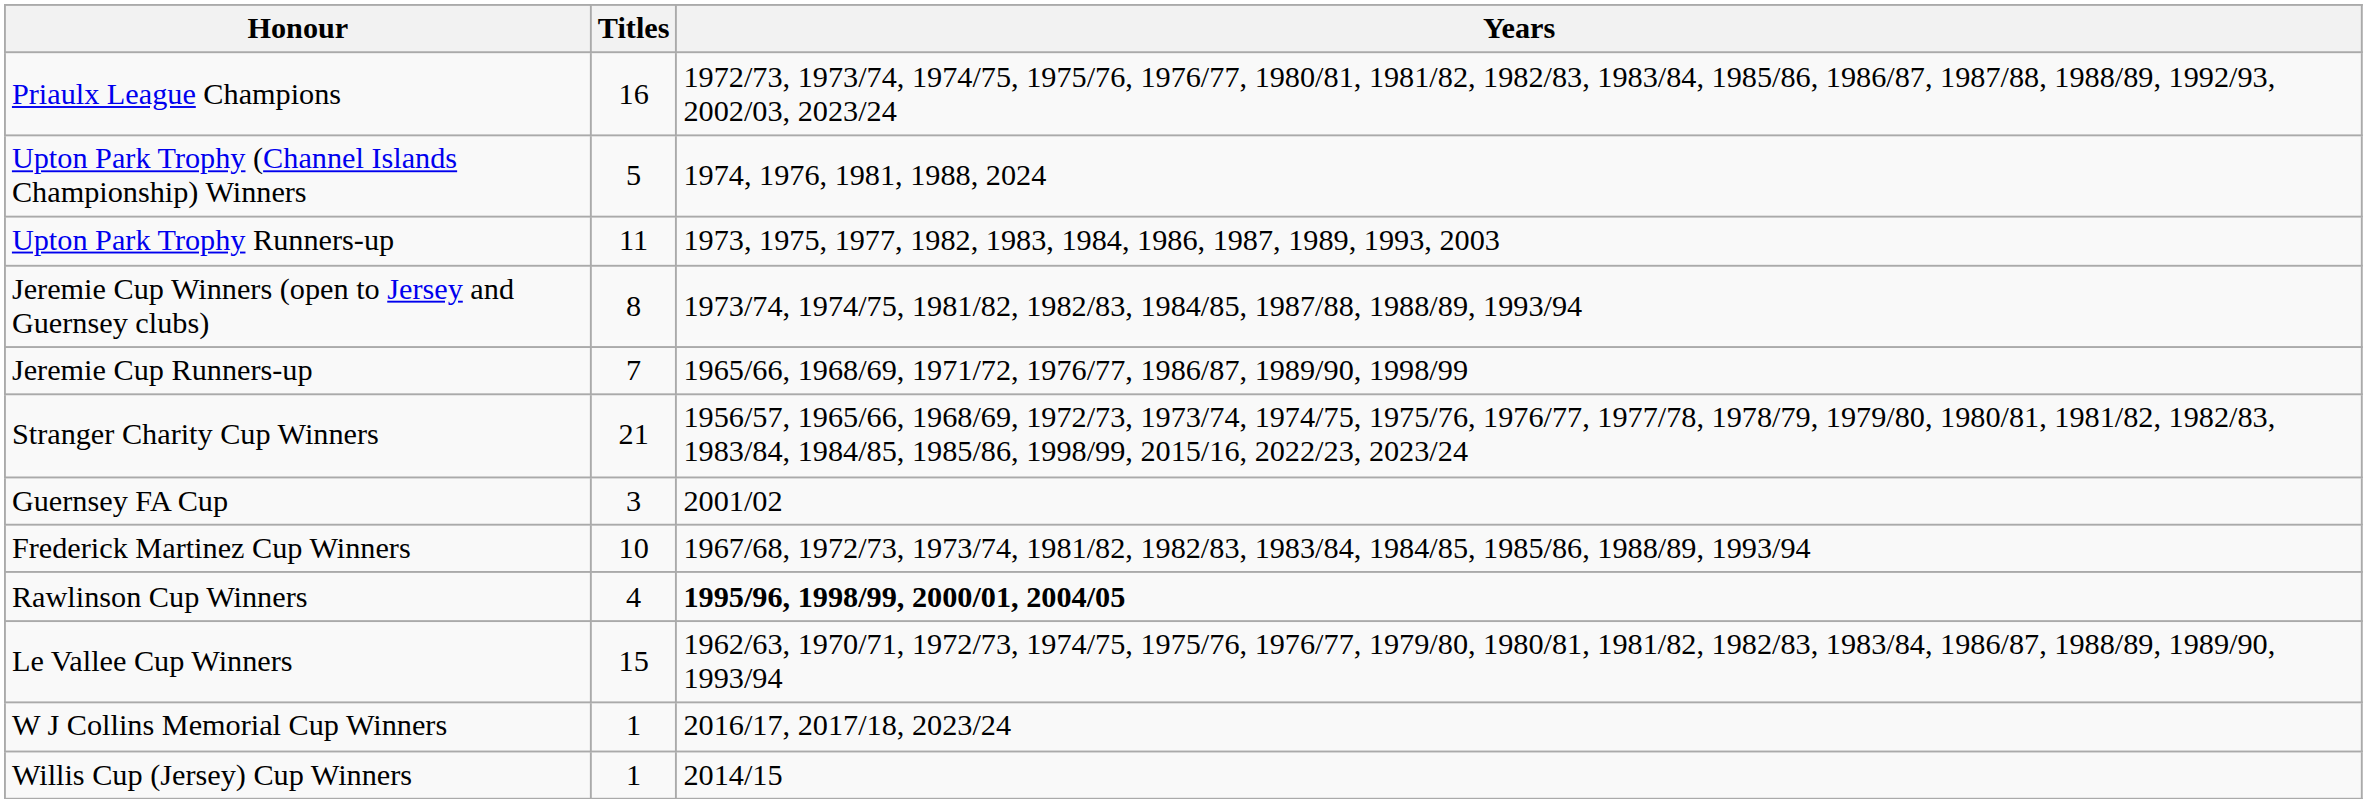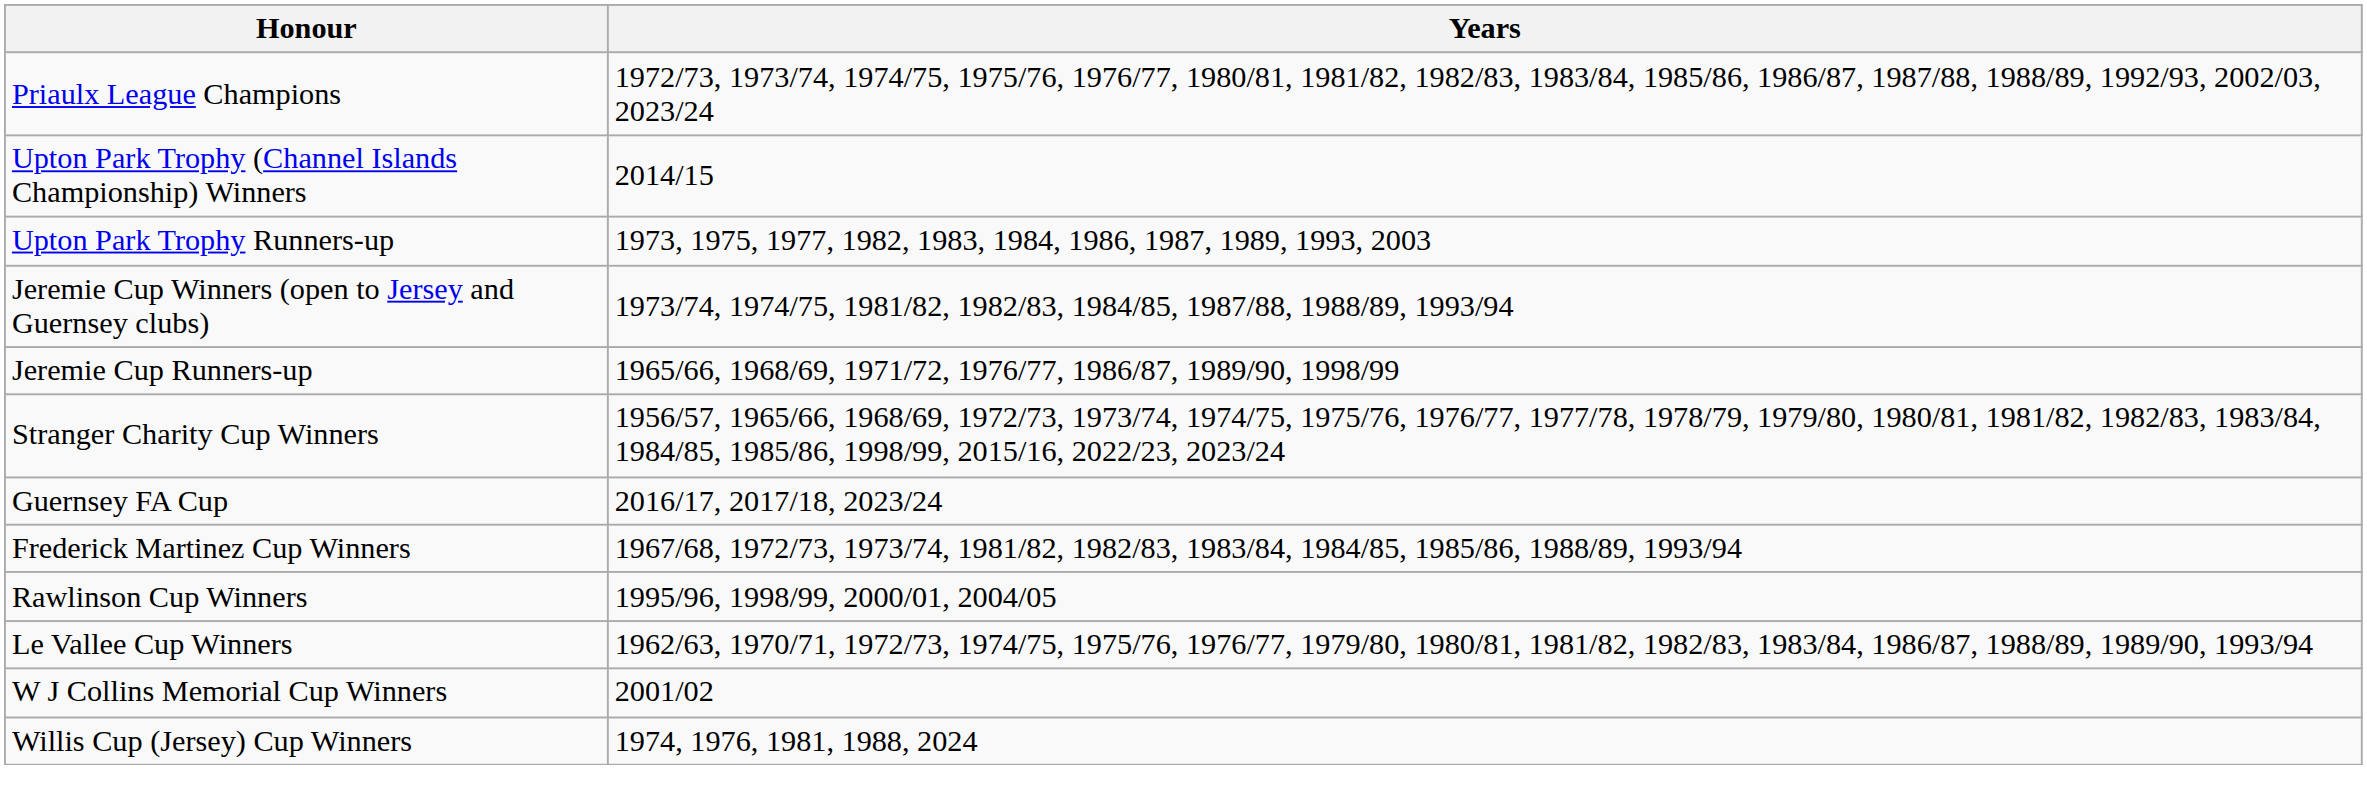- column: (634, 28)
(865, 175) 1974, 1976, 1981, 1988, 2024 -> (664, 175) 2014/15
(733, 500) 2001/02 -> (779, 500) 2016/17, 2017/18, 2023/24
(904, 596) bold -> (836, 596) normal
(847, 726) 2016/17, 2017/18, 2023/24 -> (664, 692) 2001/02
(733, 774) 2014/15 -> (796, 740) 1974, 1976, 1981, 1988, 2024
